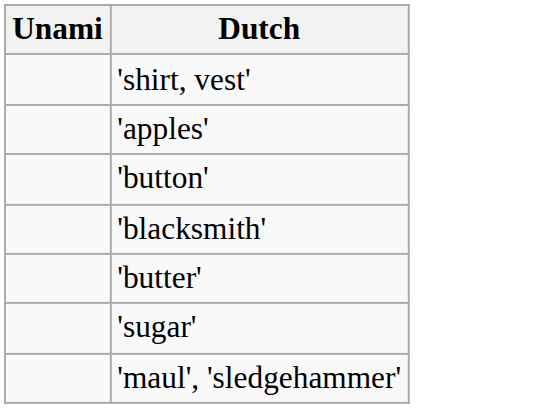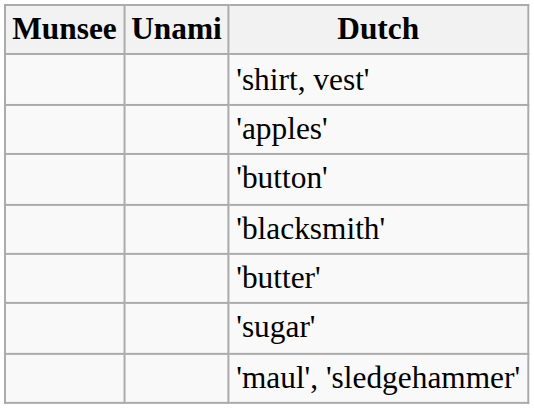+ column: (64, 29)
